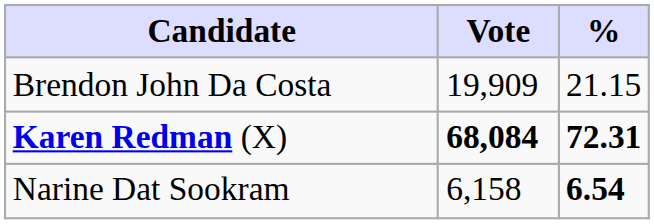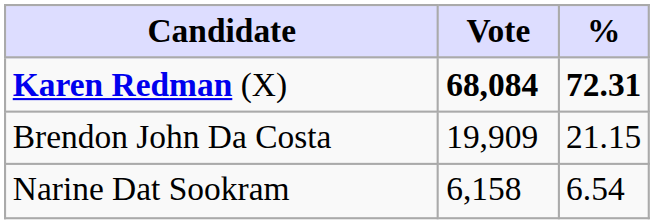rows swapped: (150, 137) <-> (172, 84)
(595, 190) bold -> (595, 190) normal
